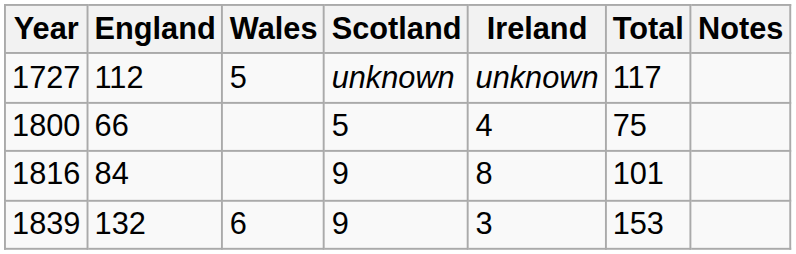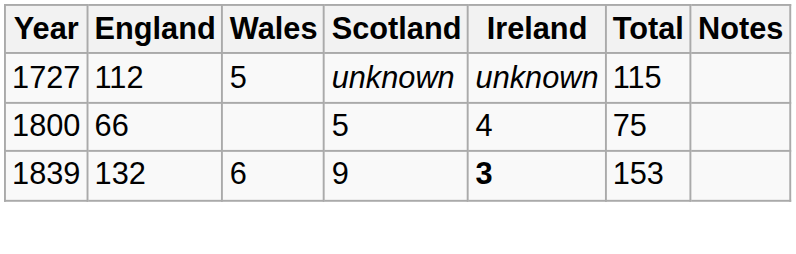(637, 77) 117 -> (637, 77) 115
- row: (46, 175)
(484, 223) normal -> (484, 175) bold
